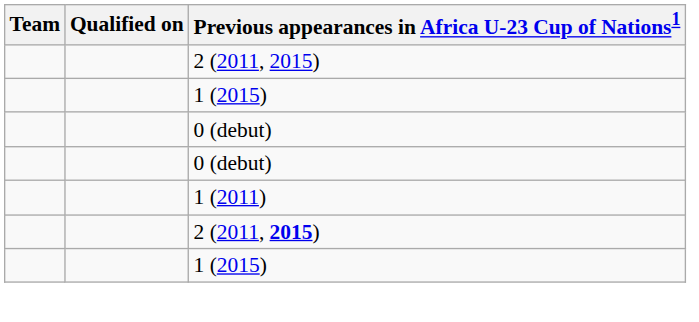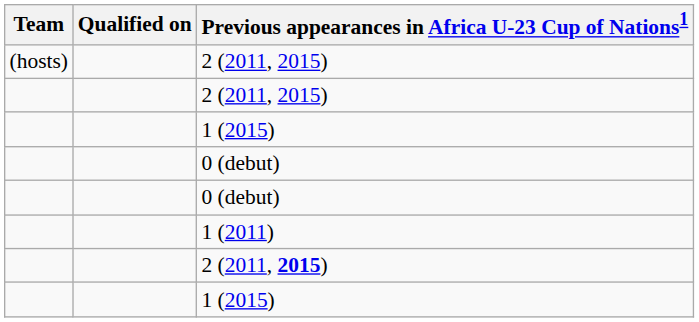+ row: (39, 61)
